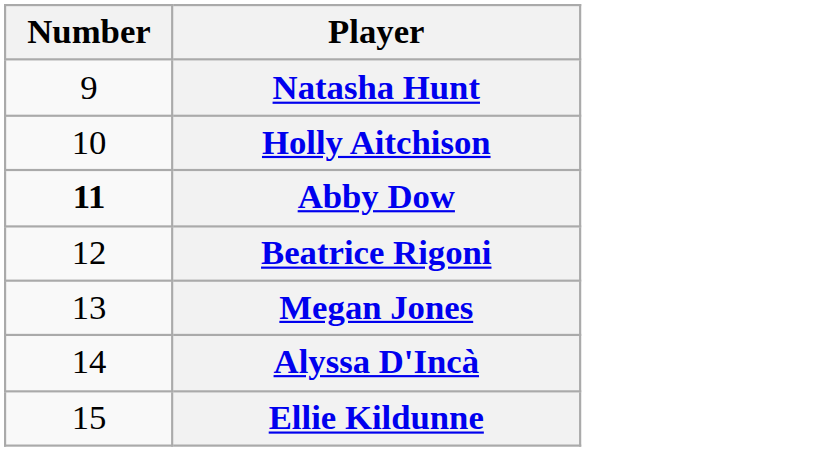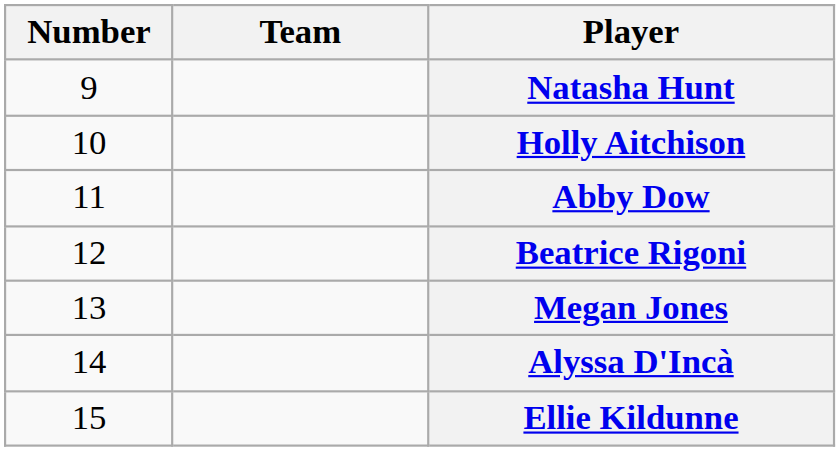+ column: (300, 32)
(89, 197) bold -> (89, 197) normal
